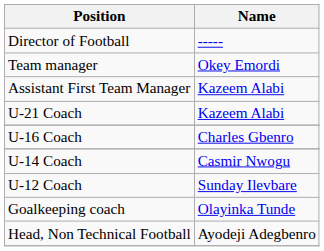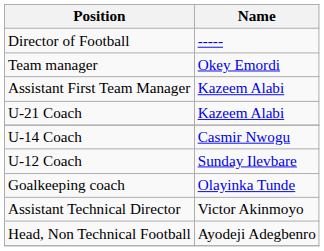- row: (45, 137)
+ row: (94, 209)
